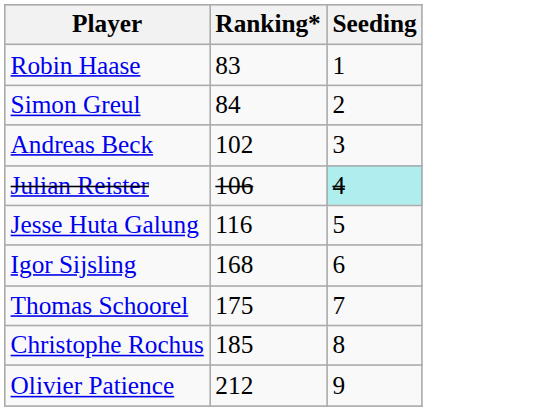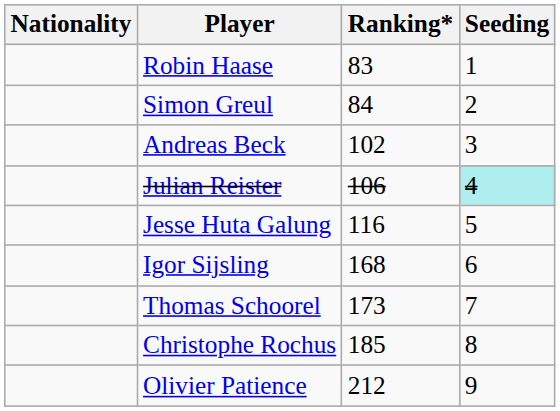+ column: (71, 24)
(234, 305) 175 -> (367, 305) 173
